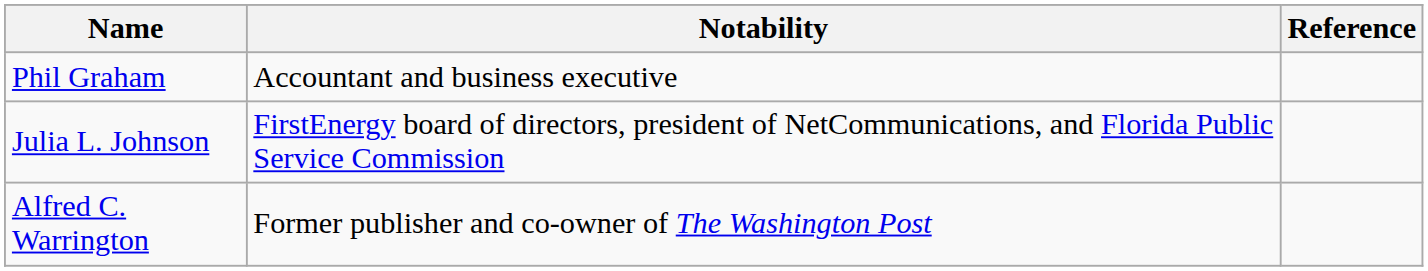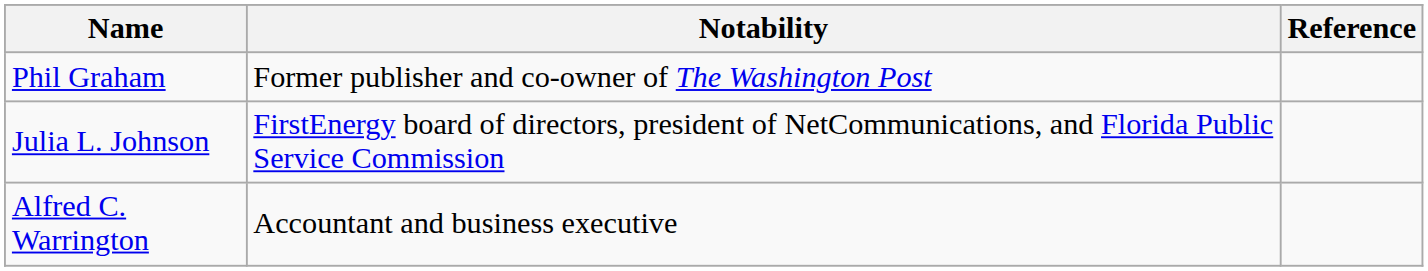(465, 76) Accountant and business executive -> (593, 76) Former publisher and co-owner of The Washington Post
(593, 223) Former publisher and co-owner of The Washington Post -> (465, 223) Accountant and business executive
